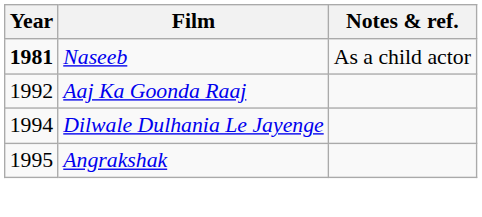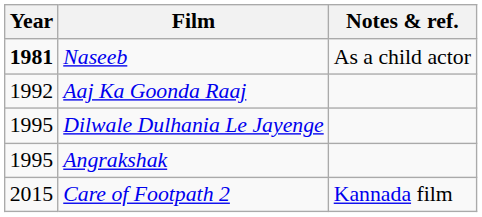(31, 125) 1994 -> (31, 125) 1995
+ row: (147, 194)
